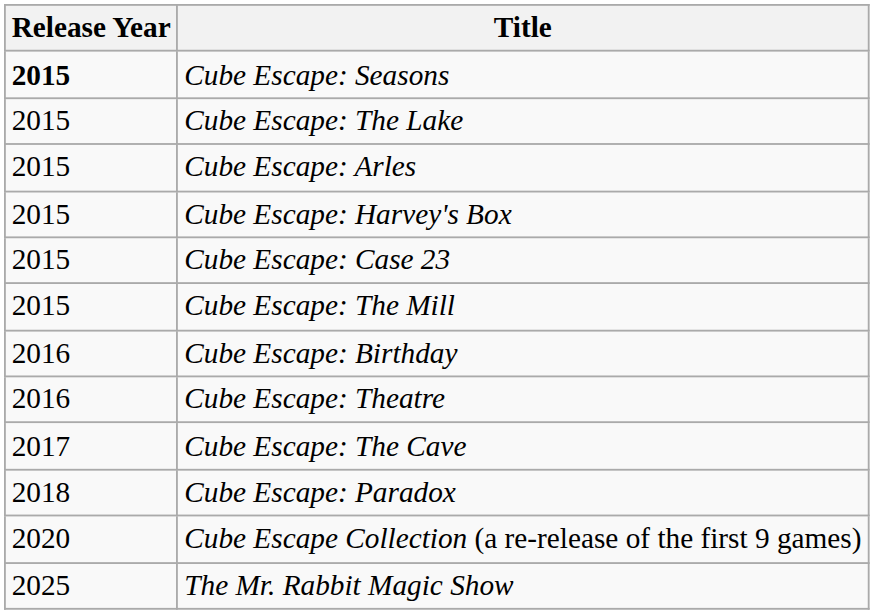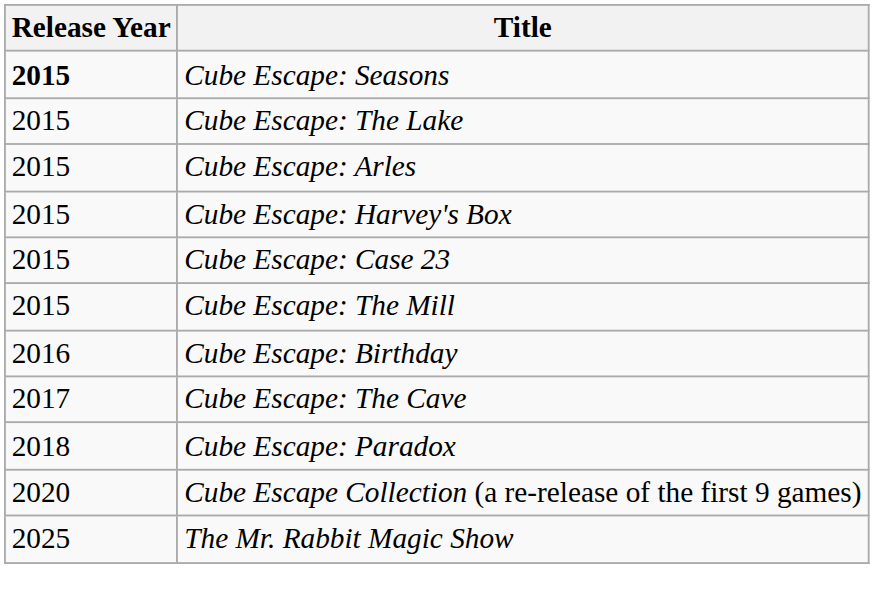- row: (315, 399)
